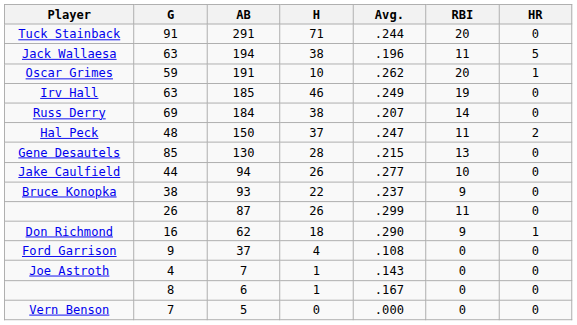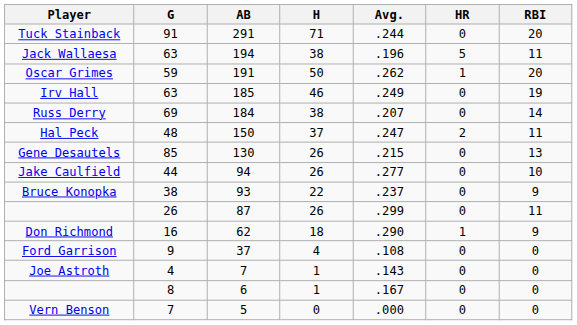columns swapped: (535, 14) <-> (462, 14)
(316, 73) 10 -> (316, 73) 50
(316, 152) 28 -> (316, 152) 26
